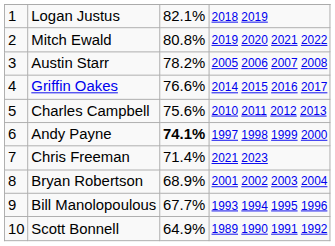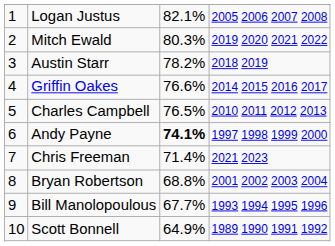(240, 16) 2018 2019 -> (269, 16) 2005 2006 2007 2008
(184, 39) 80.8% -> (184, 39) 80.3%
(269, 63) 2005 2006 2007 2008 -> (240, 63) 2018 2019
(184, 110) 75.6% -> (184, 110) 76.5%
(184, 181) 68.9% -> (184, 181) 68.8%
